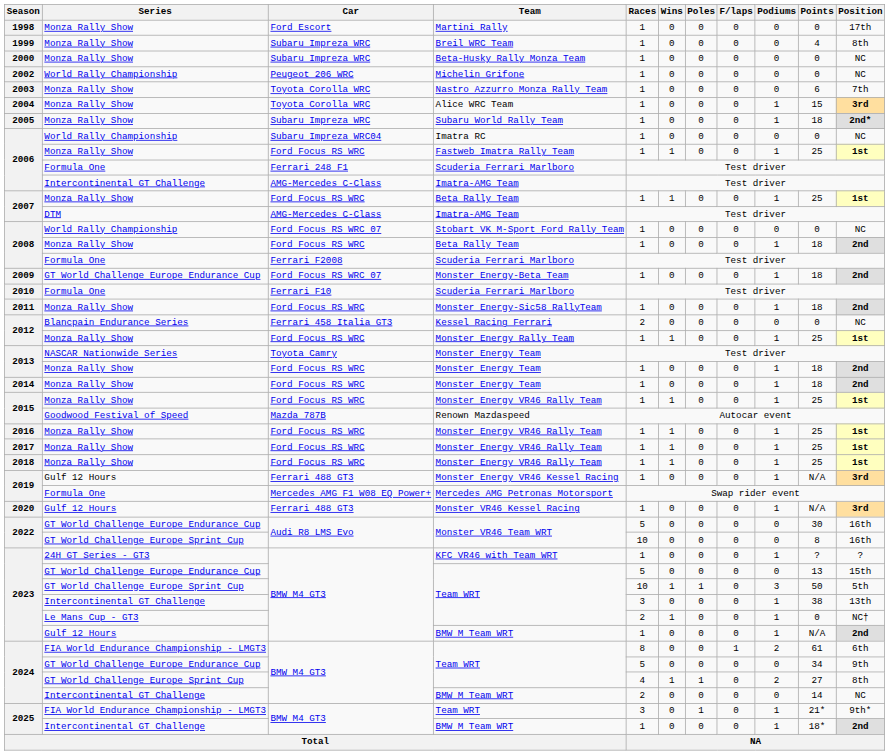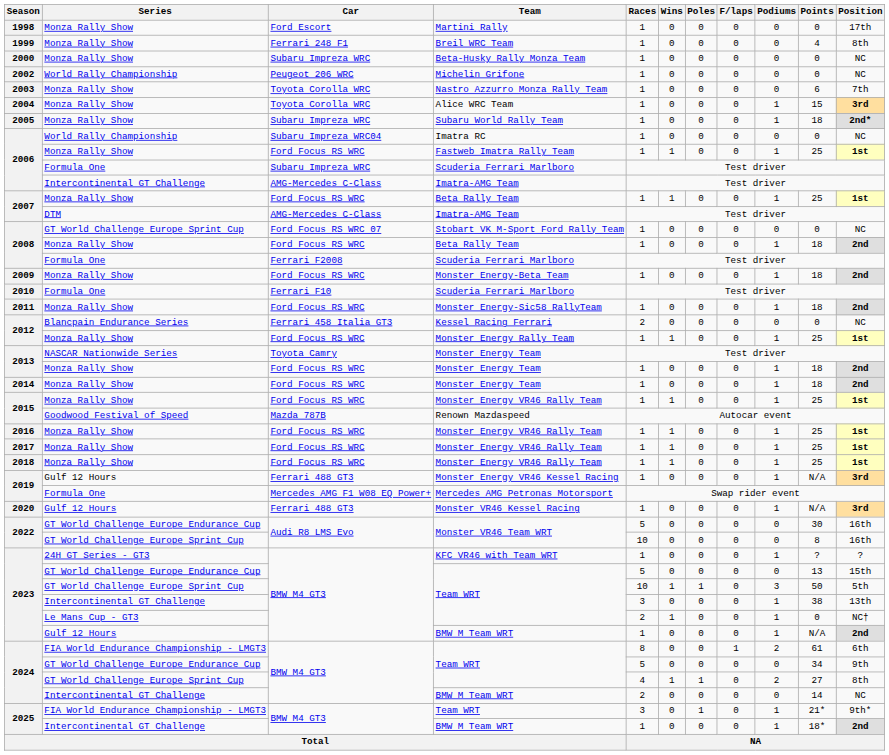(320, 43) Subaru Impreza WRC -> (309, 43) Ferrari 248 F1
(309, 167) Ferrari 248 F1 -> (320, 167) Subaru Impreza WRC
(111, 229) World Rally Championship -> (144, 229) GT World Challenge Europe Sprint Cup
(152, 276) GT World Challenge Europe Endurance Cup -> (89, 276) Monza Rally Show
(326, 276) Ford Focus RS WRC 07 -> (318, 276) Ford Focus RS WRC
